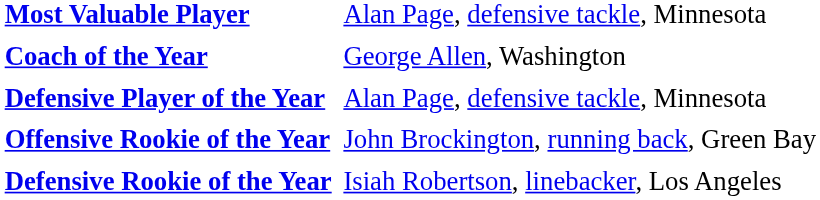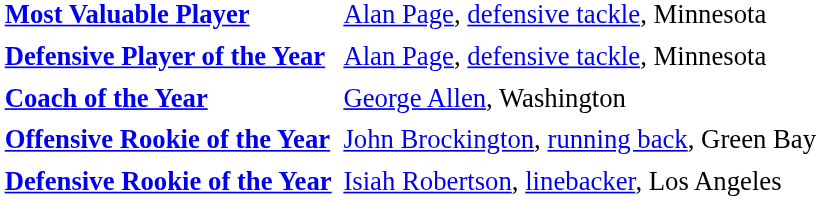rows swapped: (106, 56) <-> (165, 97)
